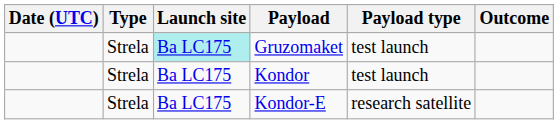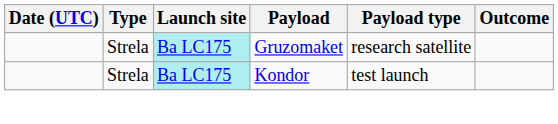(390, 47) test launch -> (411, 47) research satellite
(194, 75) no background -> (194, 75) paleturquoise background
- row: (290, 103)
